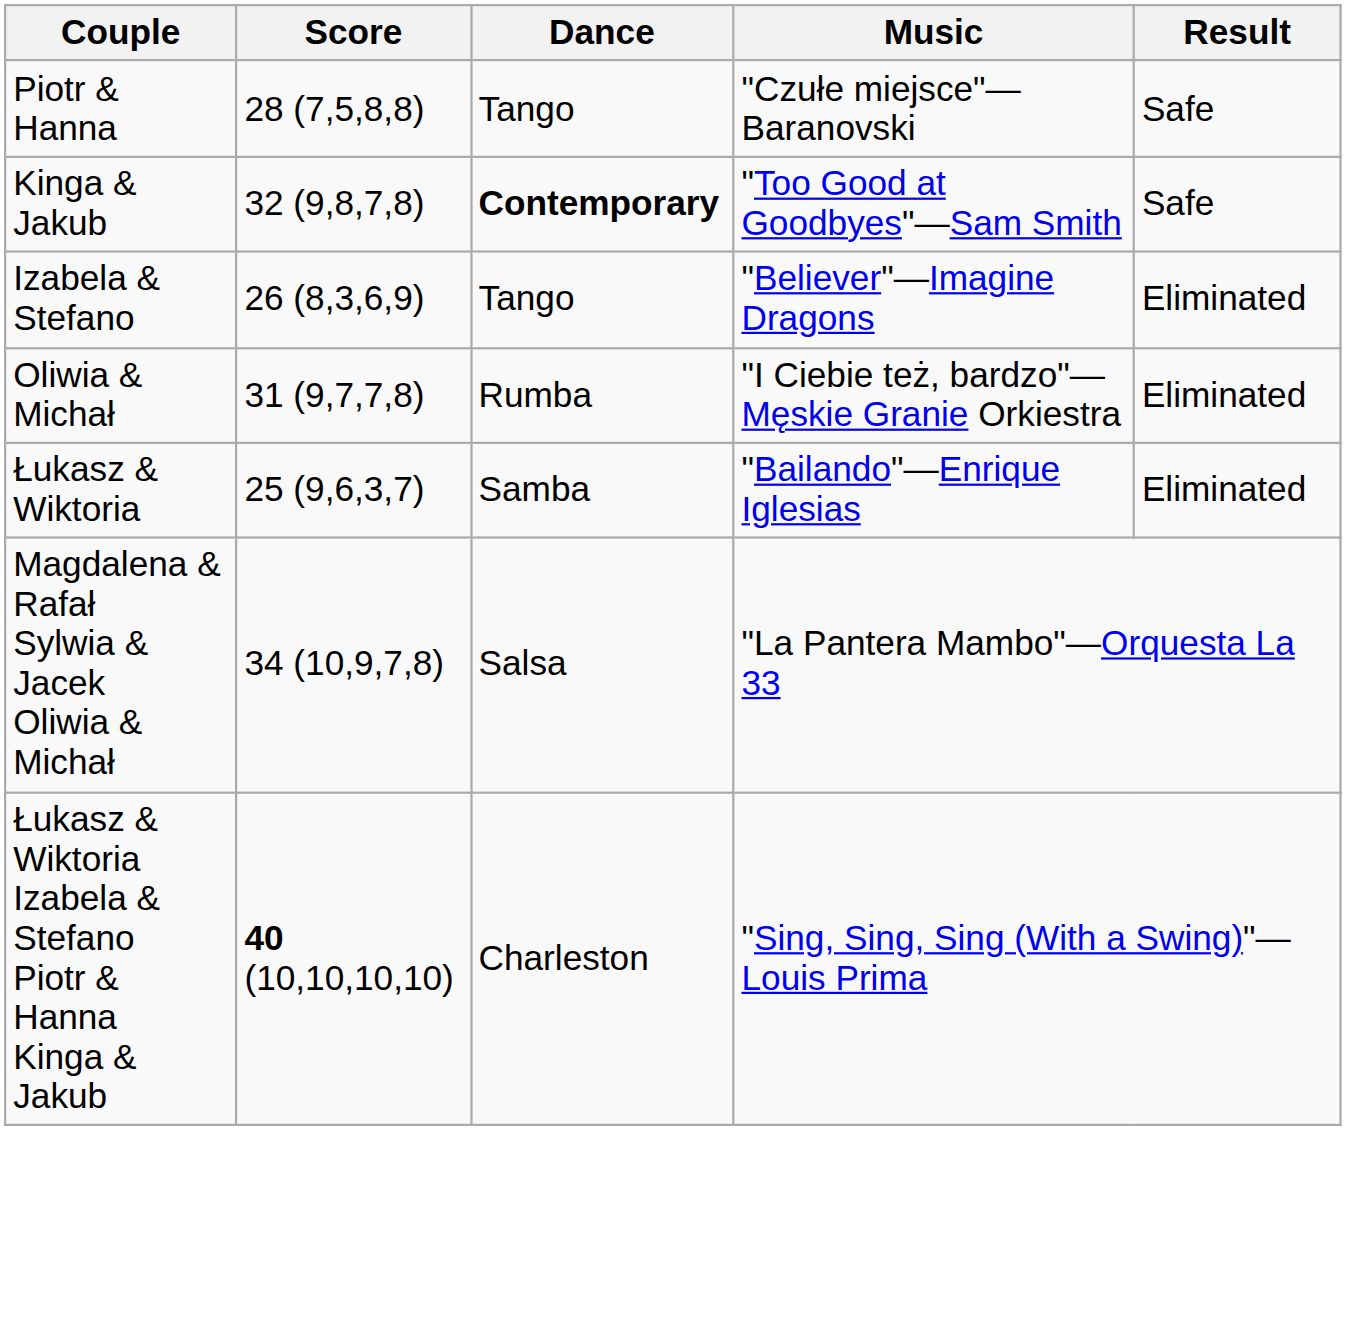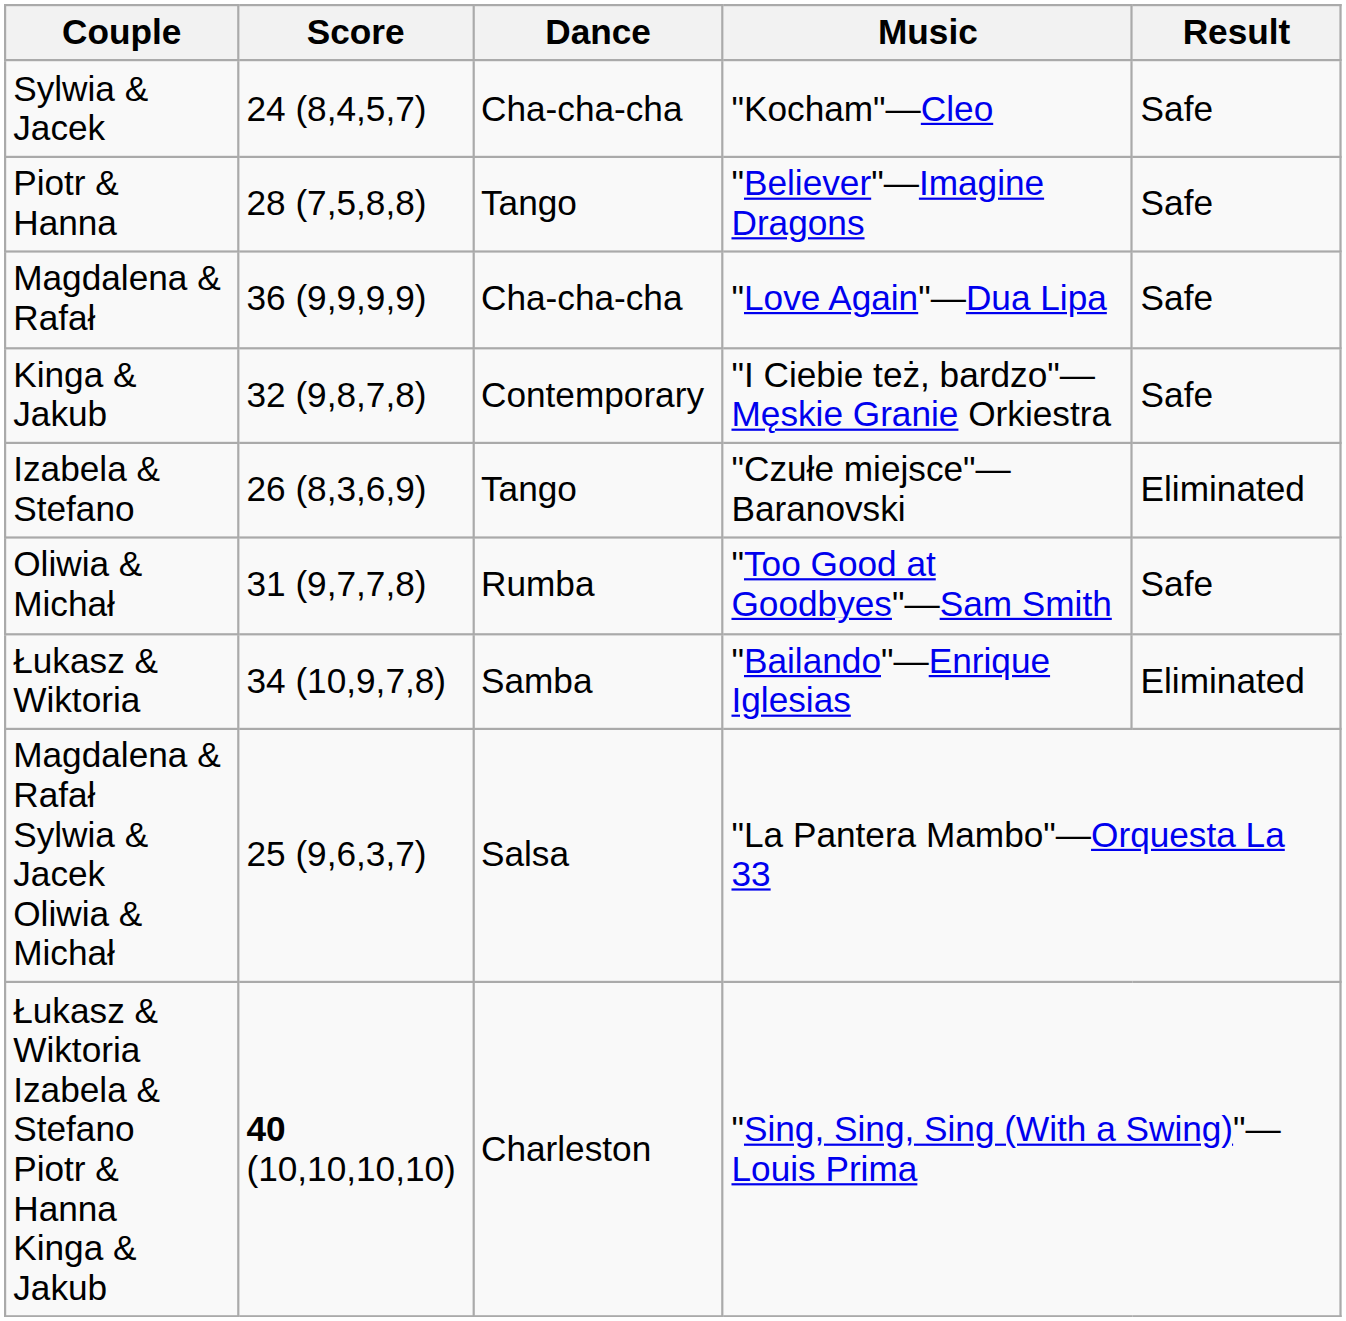+ row: (81, 108)
(881, 108) "Czułe miejsce"—Baranovski -> (888, 203) "Believer"—Imagine Dragons
+ row: (117, 298)
(599, 203) bold -> (593, 394) normal
(932, 203) "Too Good at Goodbyes"—Sam Smith -> (921, 394) "I Ciebie też, bardzo"—Męskie Granie Orkiestra
(898, 298) "Believer"—Imagine Dragons -> (871, 489) "Czułe miejsce"—Baranovski
(931, 394) "I Ciebie też, bardzo"—Męskie Granie Orkiestra -> (922, 585) "Too Good at Goodbyes"—Sam Smith
(1224, 394) Eliminated -> (1177, 585) Safe
(334, 489) 25 (9,6,3,7) -> (346, 680) 34 (10,9,7,8)
(344, 664) 34 (10,9,7,8) -> (336, 855) 25 (9,6,3,7)
